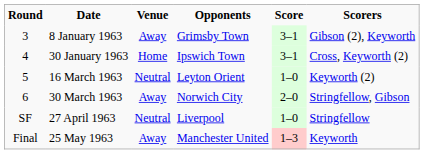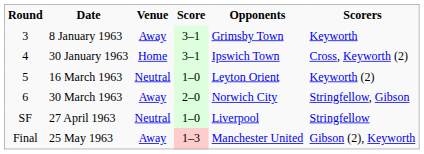columns swapped: (223, 15) <-> (289, 15)
(362, 35) Gibson (2), Keyworth -> (334, 35) Keyworth
(334, 138) Keyworth -> (362, 138) Gibson (2), Keyworth
